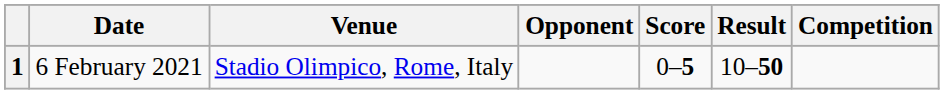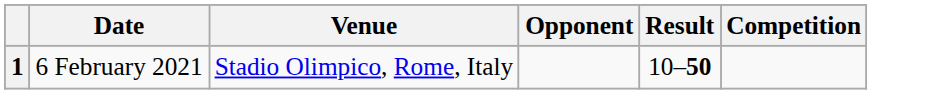- column: (675, 24)
